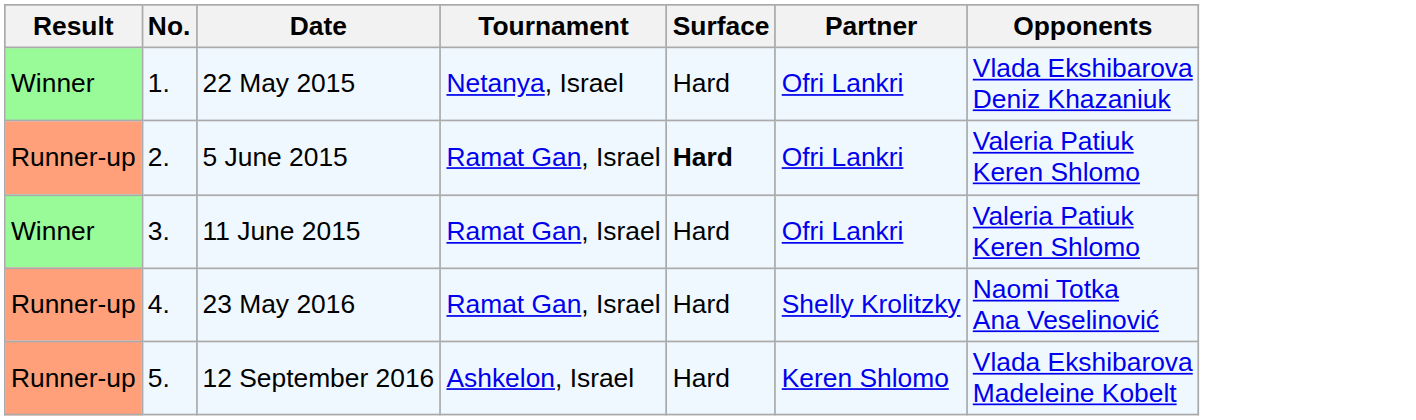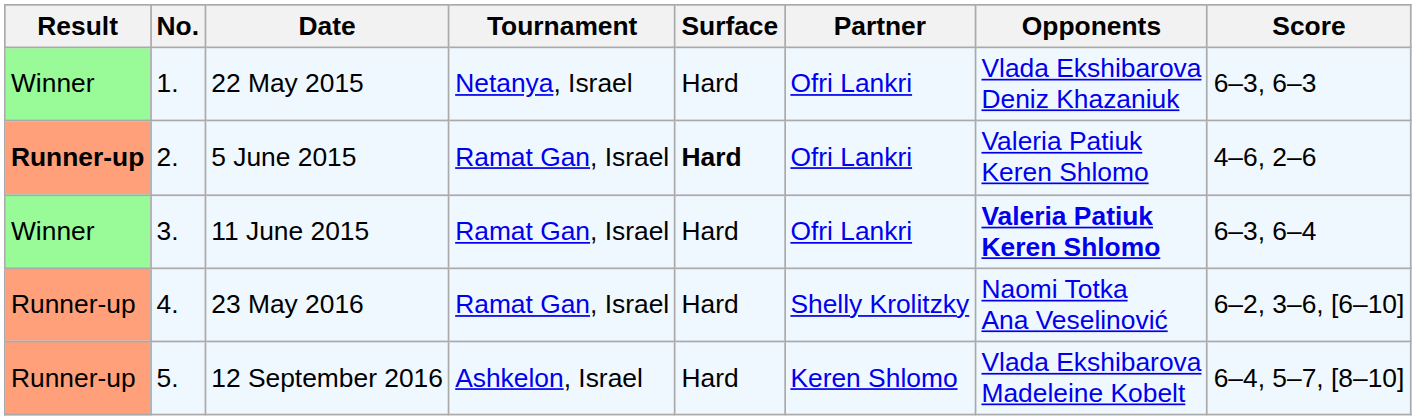+ column: (1309, 25)
(73, 156) normal -> (78, 156) bold
(1056, 230) normal -> (1071, 230) bold
